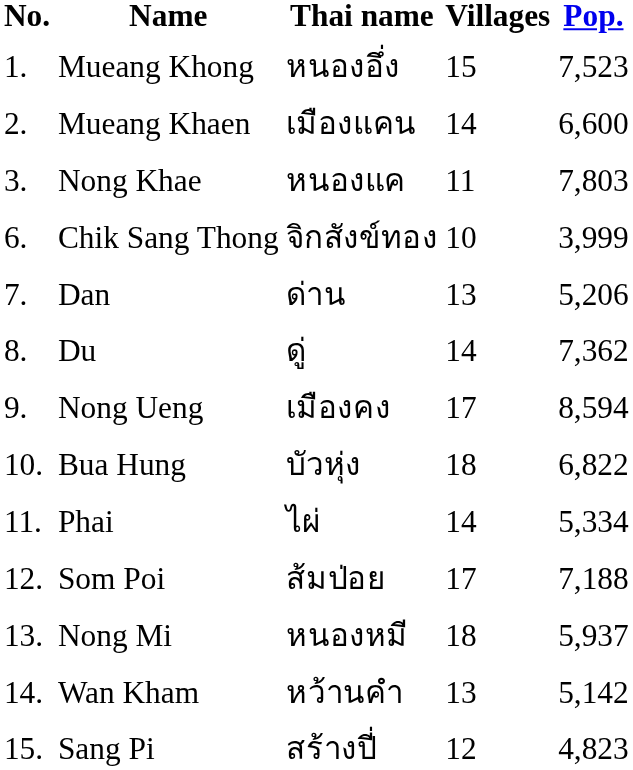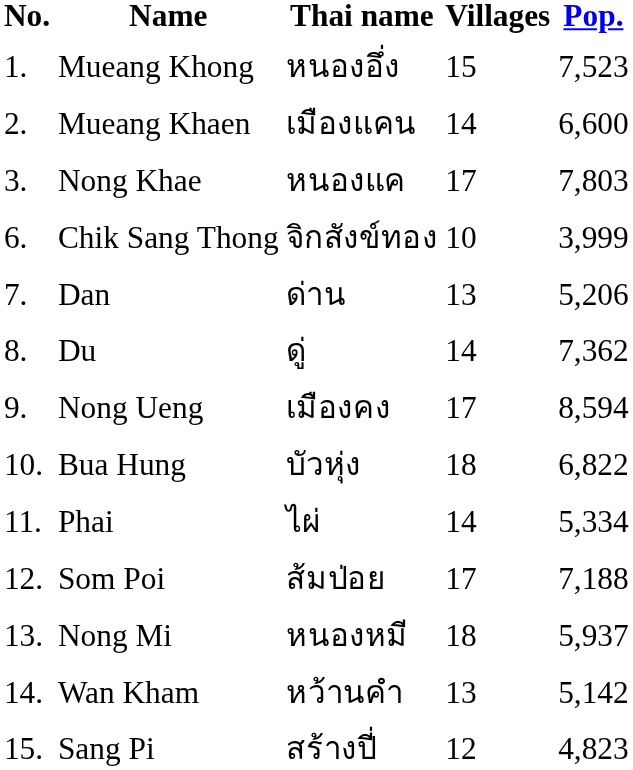(460, 179) 11 -> (461, 179) 17
